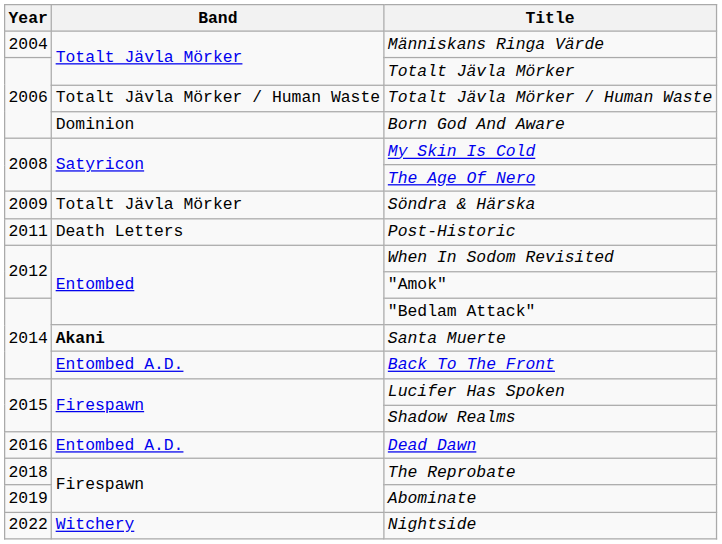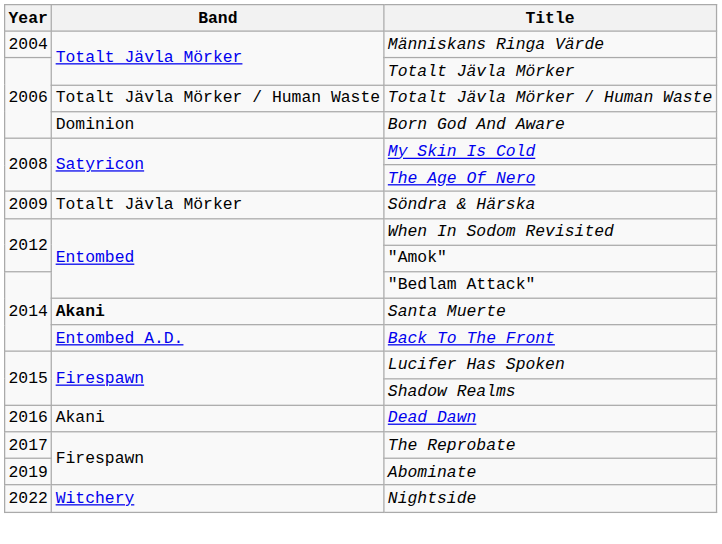- row: (452, 232)
(120, 445) Entombed A.D. -> (80, 418) Akani
(28, 472) 2018 -> (28, 445) 2017
